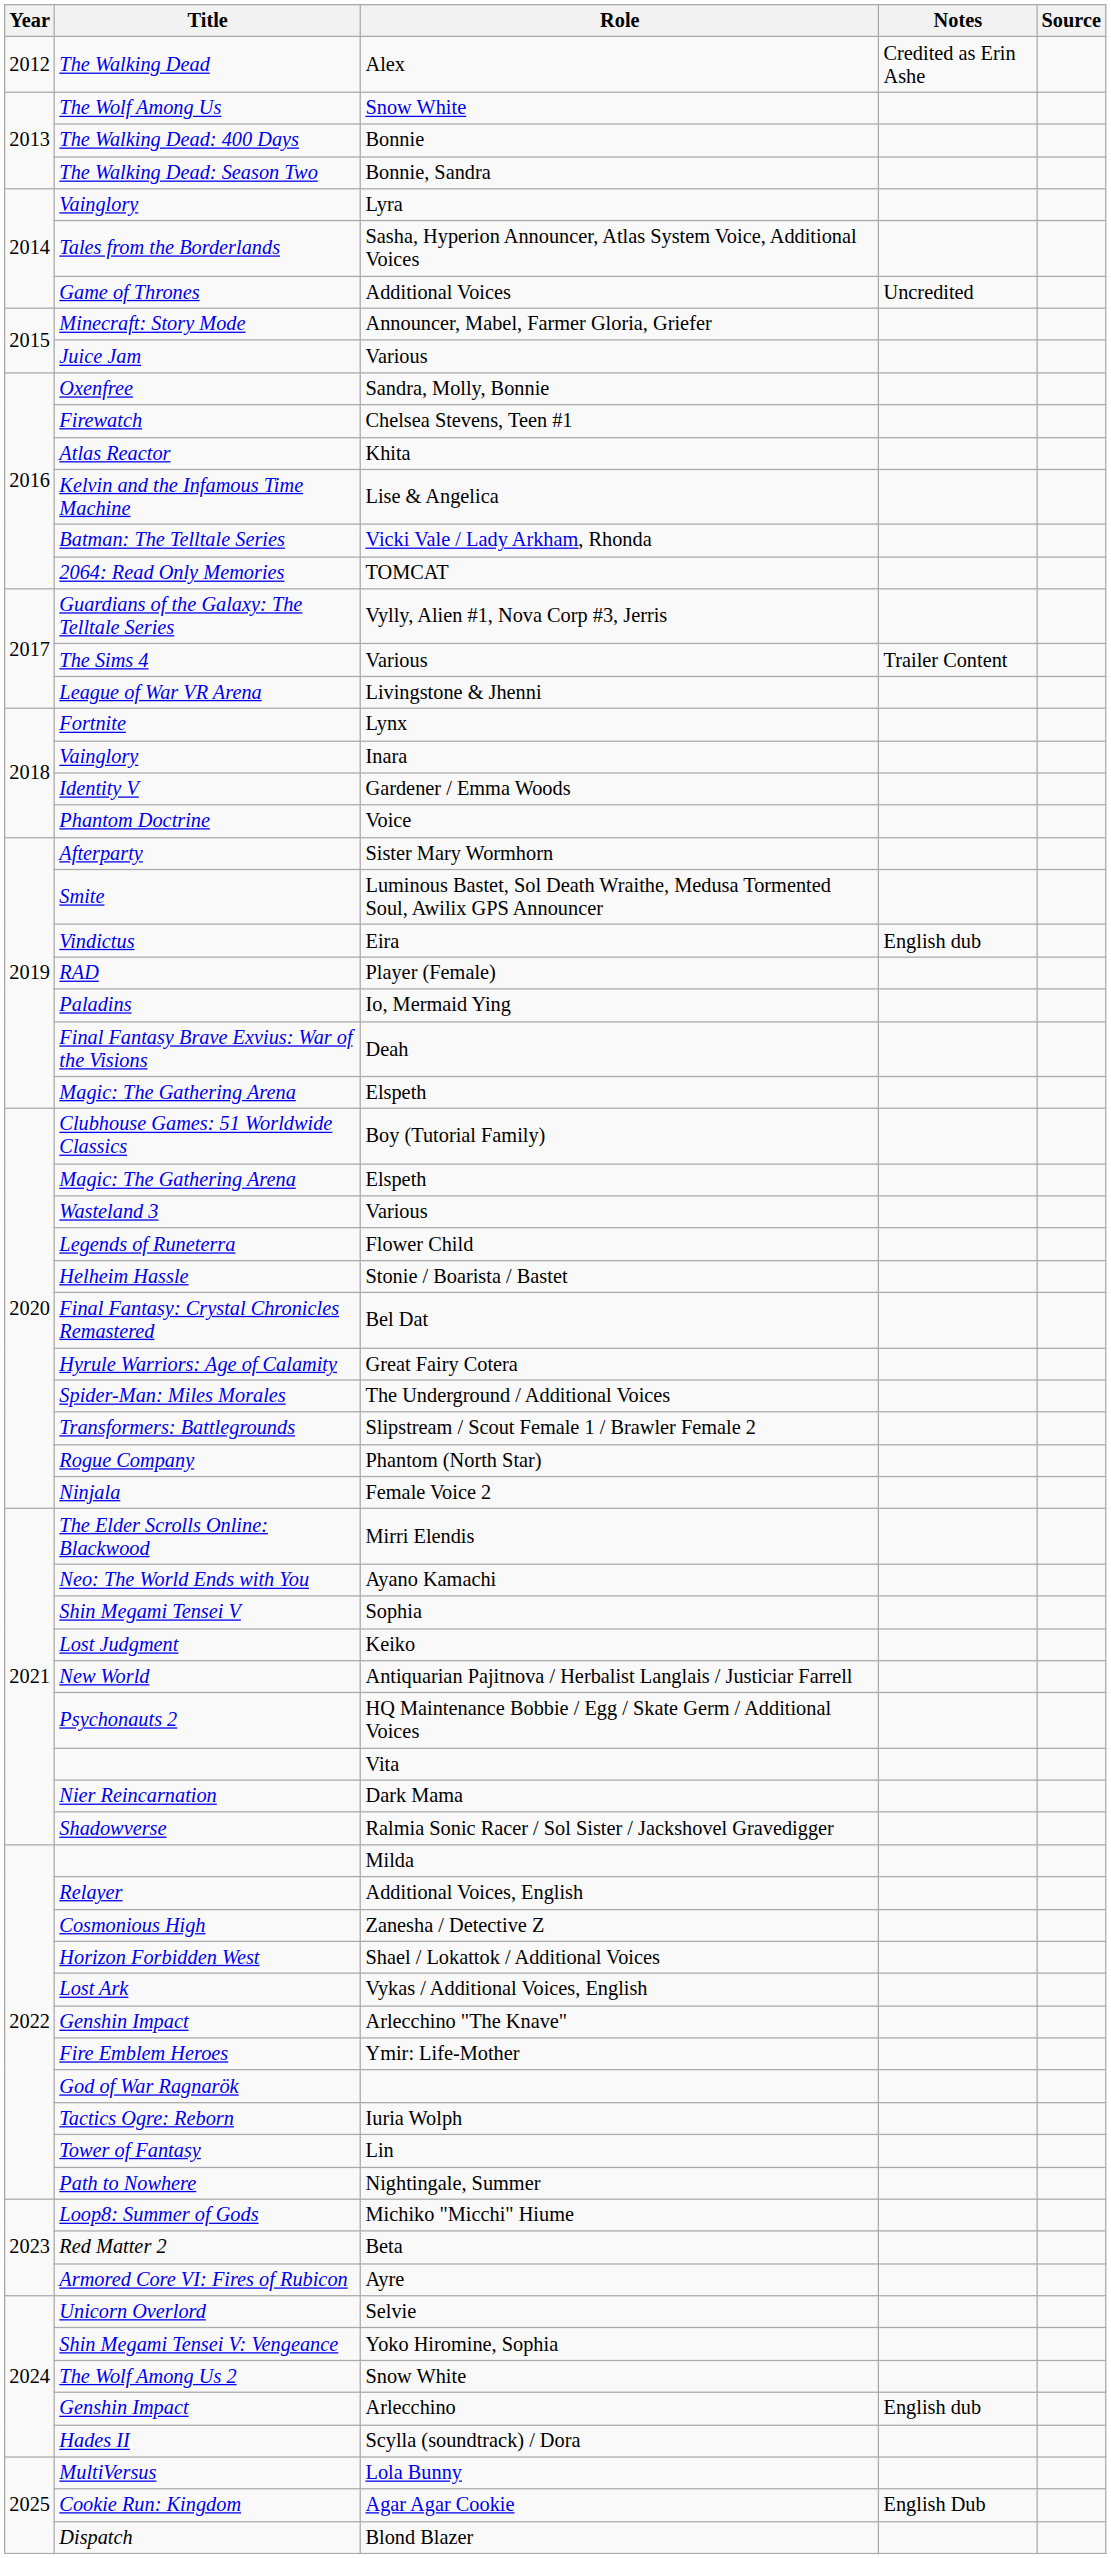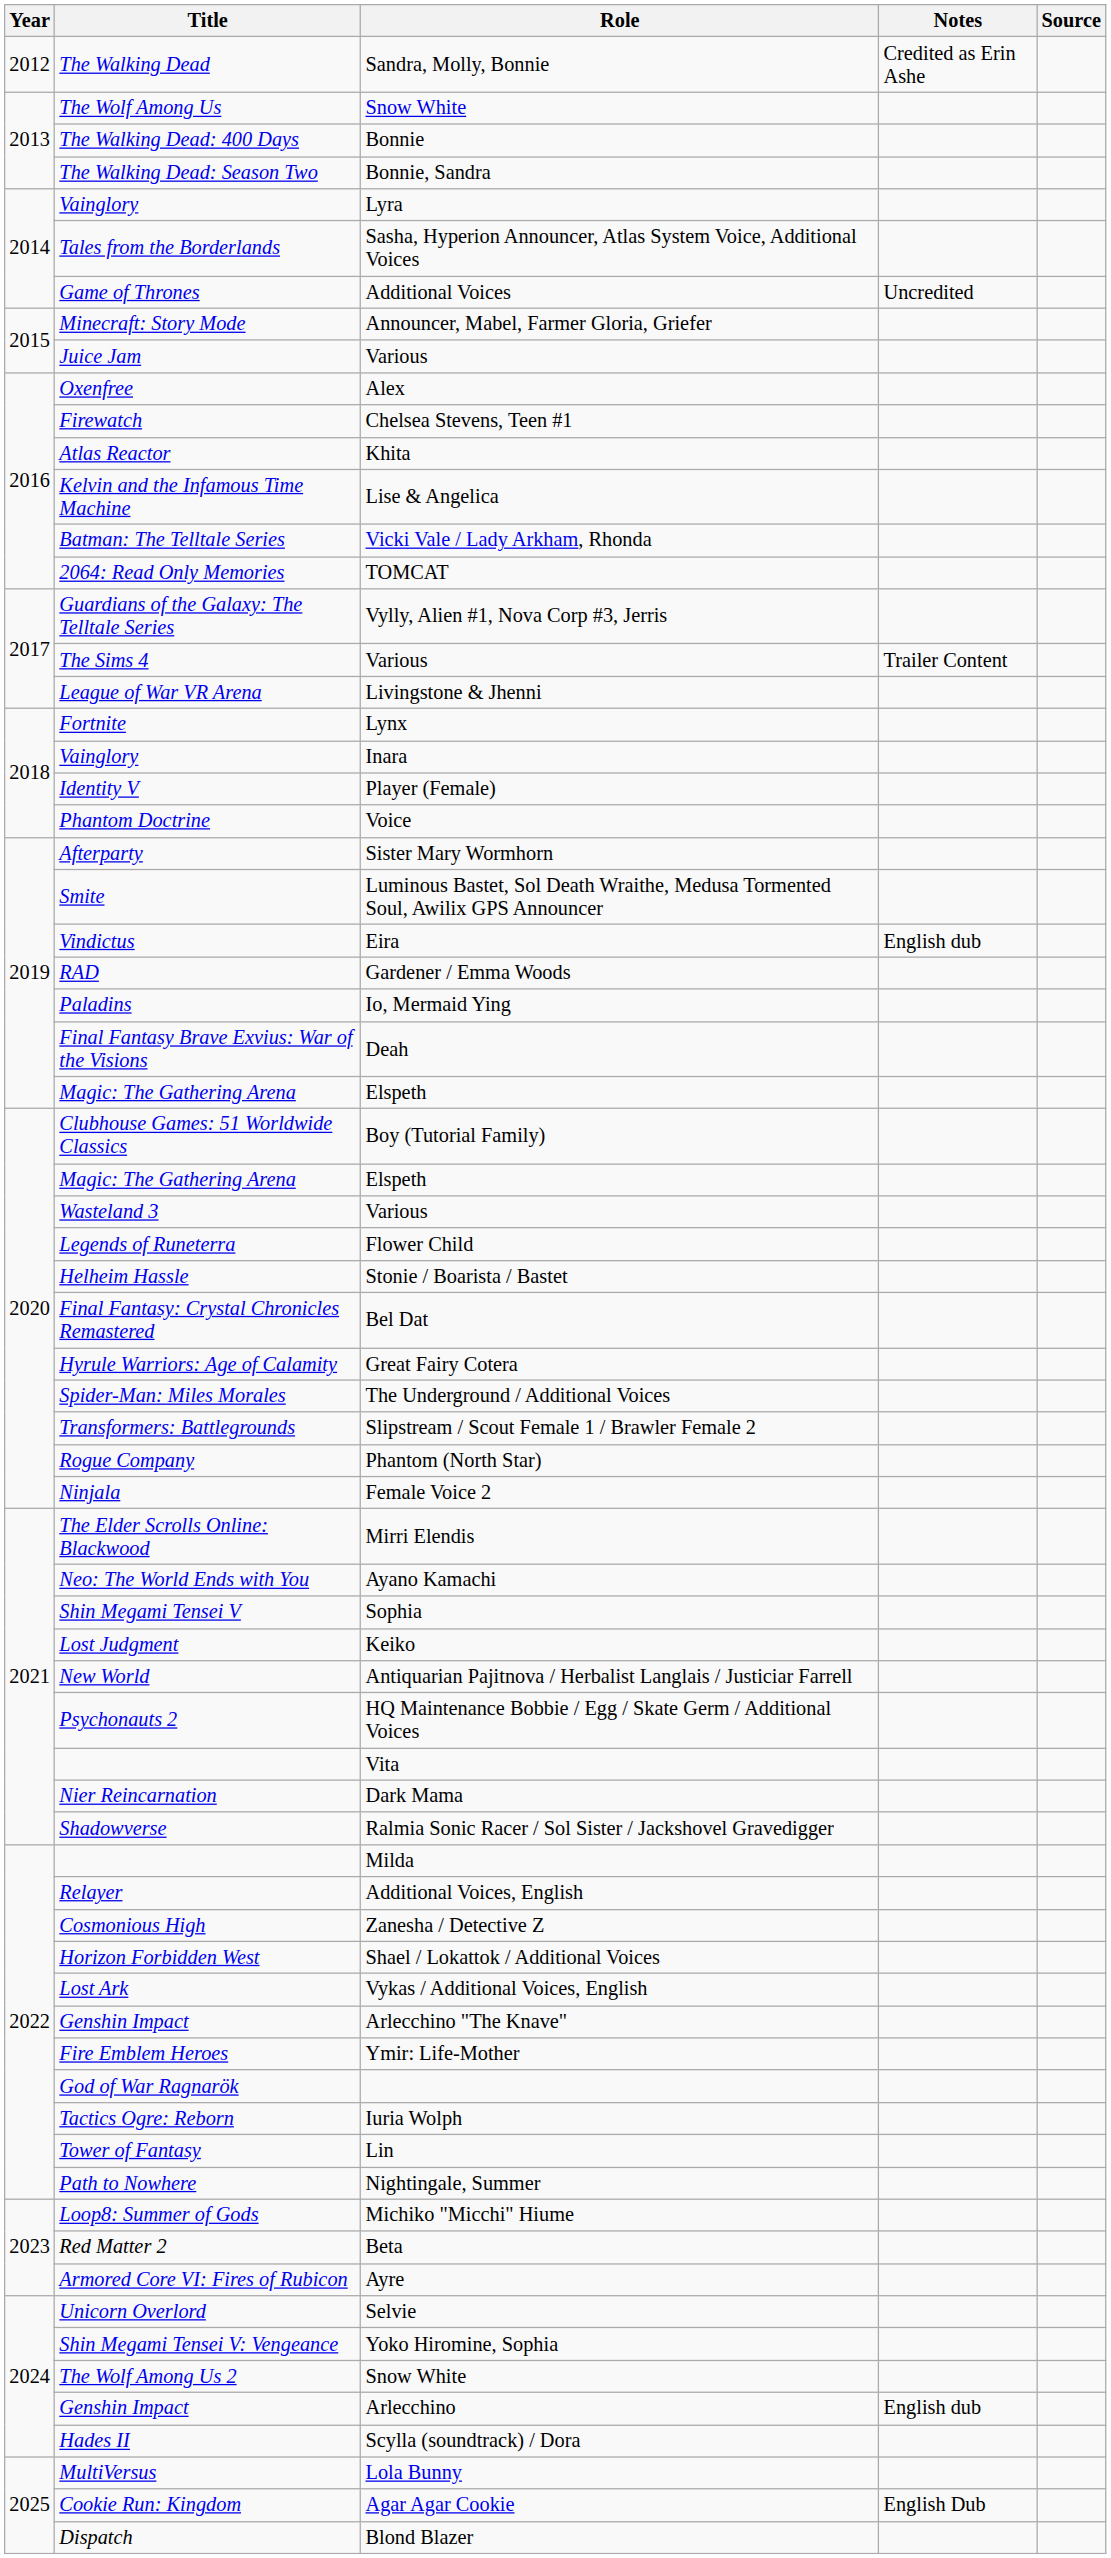(385, 64) Alex -> (457, 64) Sandra, Molly, Bonnie
(457, 388) Sandra, Molly, Bonnie -> (385, 388) Alex
(468, 788) Gardener / Emma Woods -> (431, 788) Player (Female)
(431, 972) Player (Female) -> (468, 972) Gardener / Emma Woods
